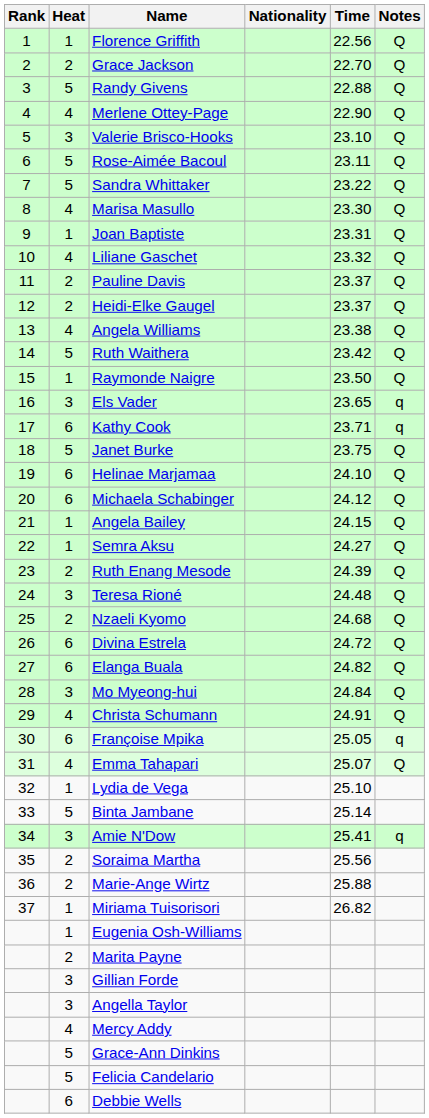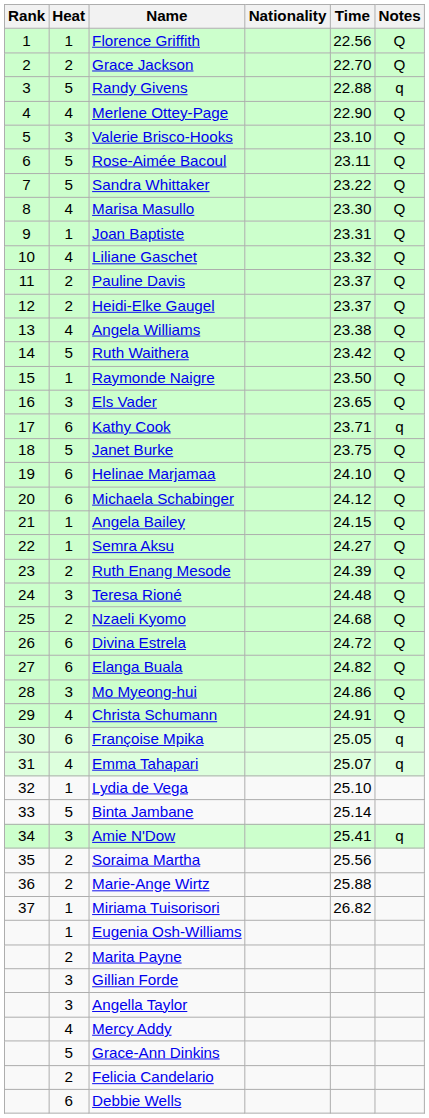(400, 88) Q -> (400, 88) q
(400, 402) q -> (400, 402) Q
(352, 691) 24.84 -> (352, 691) 24.86
(400, 763) Q -> (400, 763) q
(69, 1077) 5 -> (69, 1077) 2
